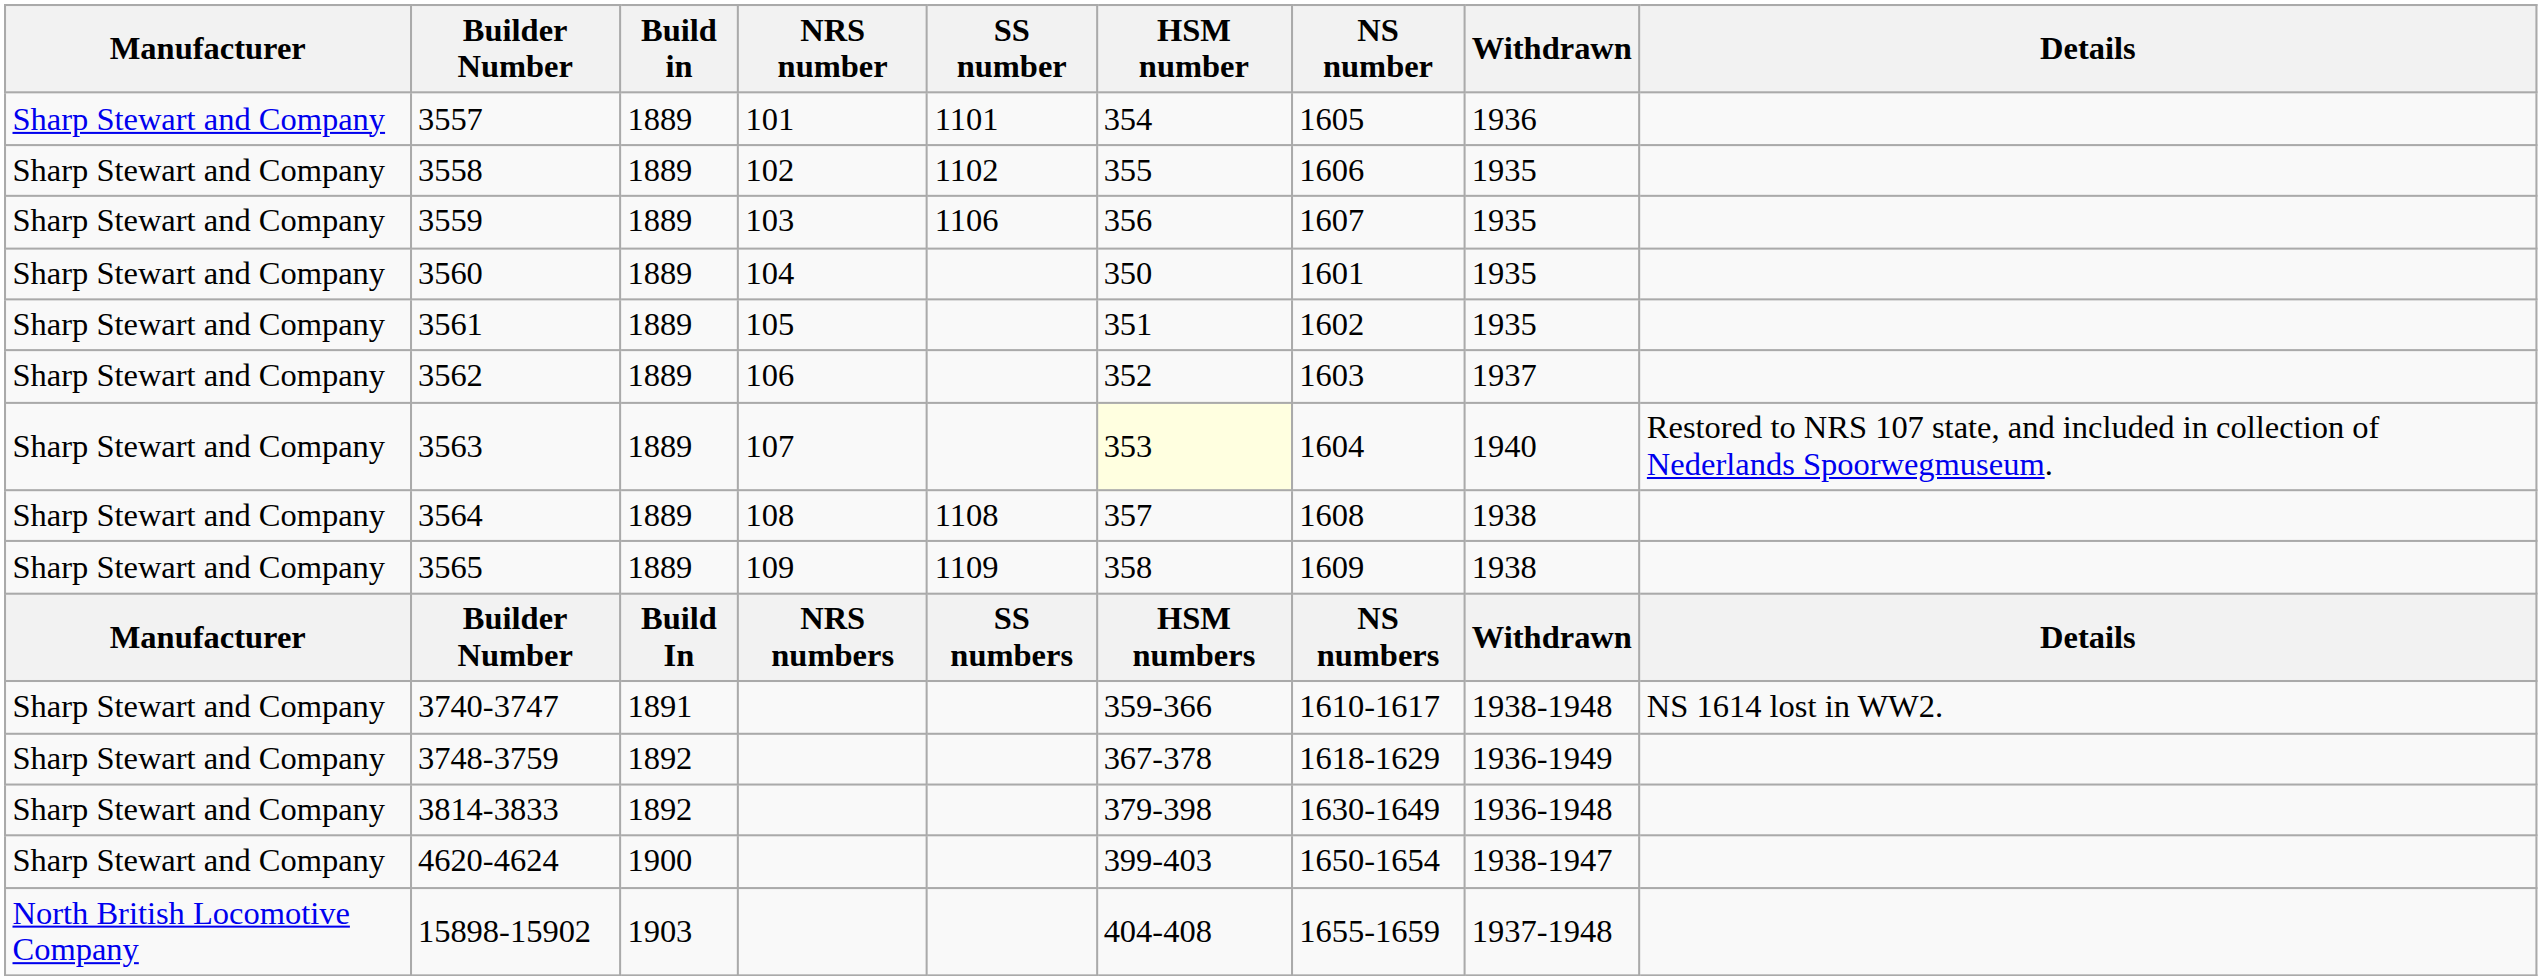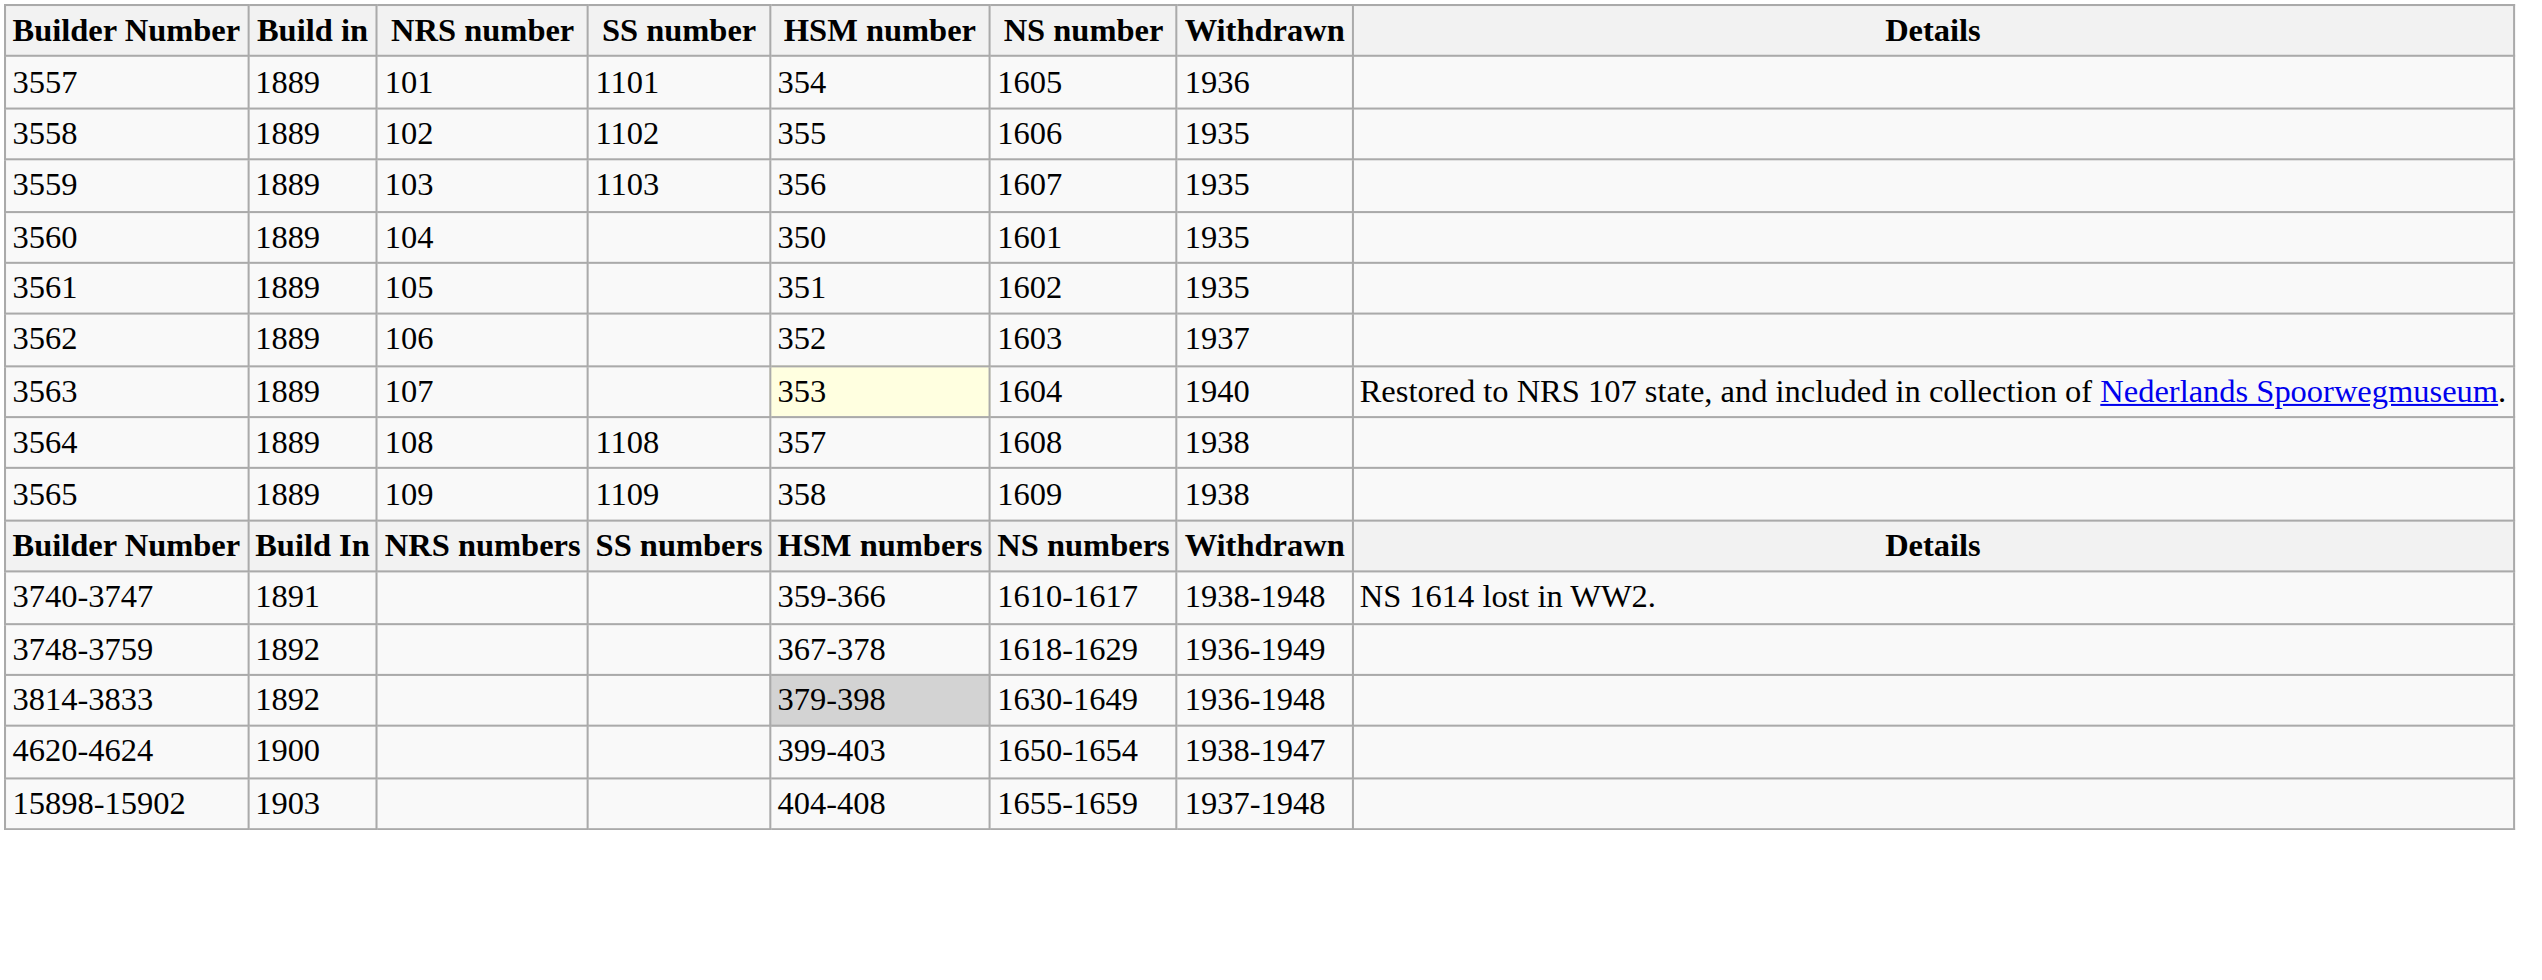- column: (208, 48)
(967, 221) 1106 -> (627, 184) 1103
(1158, 809) no background -> (832, 699) lightgrey background
